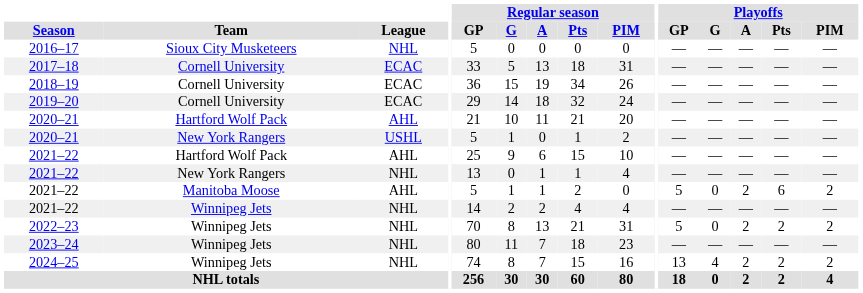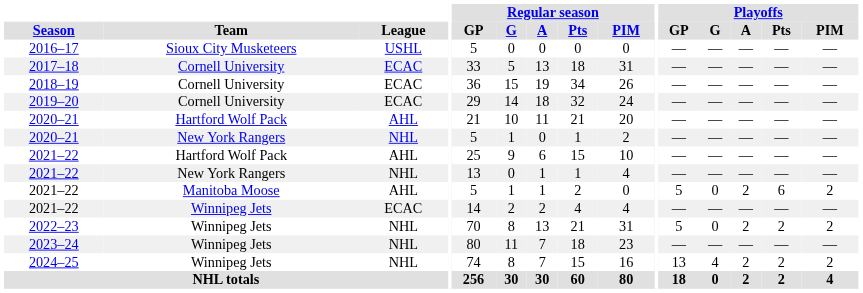(403, 48) NHL -> (403, 48) USHL
(403, 137) USHL -> (403, 137) NHL
(403, 208) NHL -> (403, 208) ECAC
